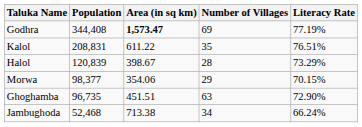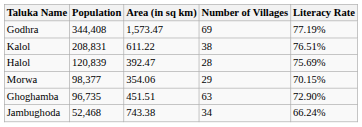(145, 29) bold -> (145, 29) normal
(207, 46) 35 -> (207, 46) 38
(141, 63) 398.67 -> (141, 63) 392.47
(309, 63) 73.29% -> (309, 63) 75.69%
(141, 113) 713.38 -> (141, 113) 743.38
